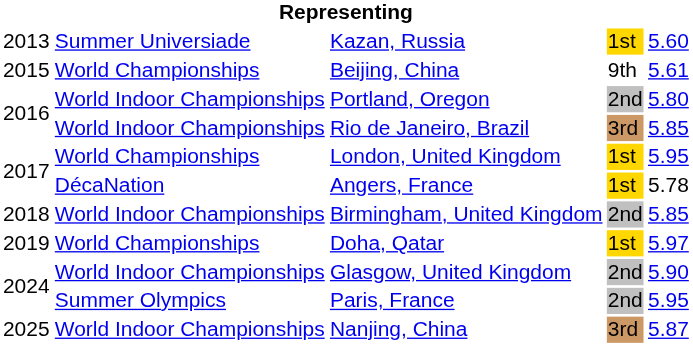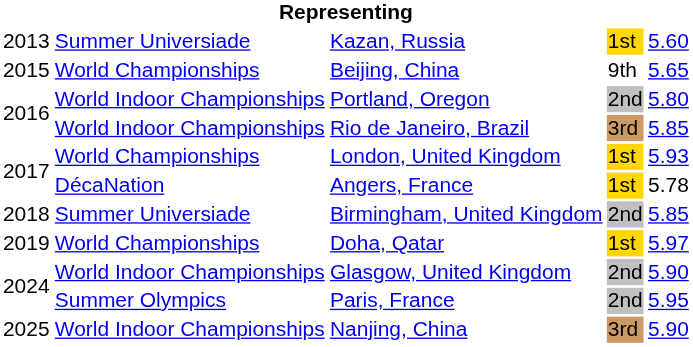(668, 70) 5.61 -> (668, 70) 5.65
(668, 156) 5.95 -> (668, 156) 5.93
(190, 214) World Indoor Championships -> (153, 214) Summer Universiade
(668, 329) 5.87 -> (668, 329) 5.90
